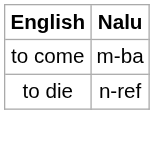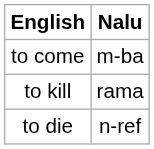+ row: (48, 91)
